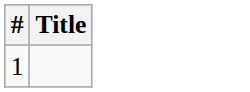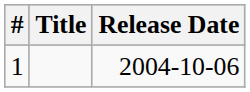+ column: (169, 24)
